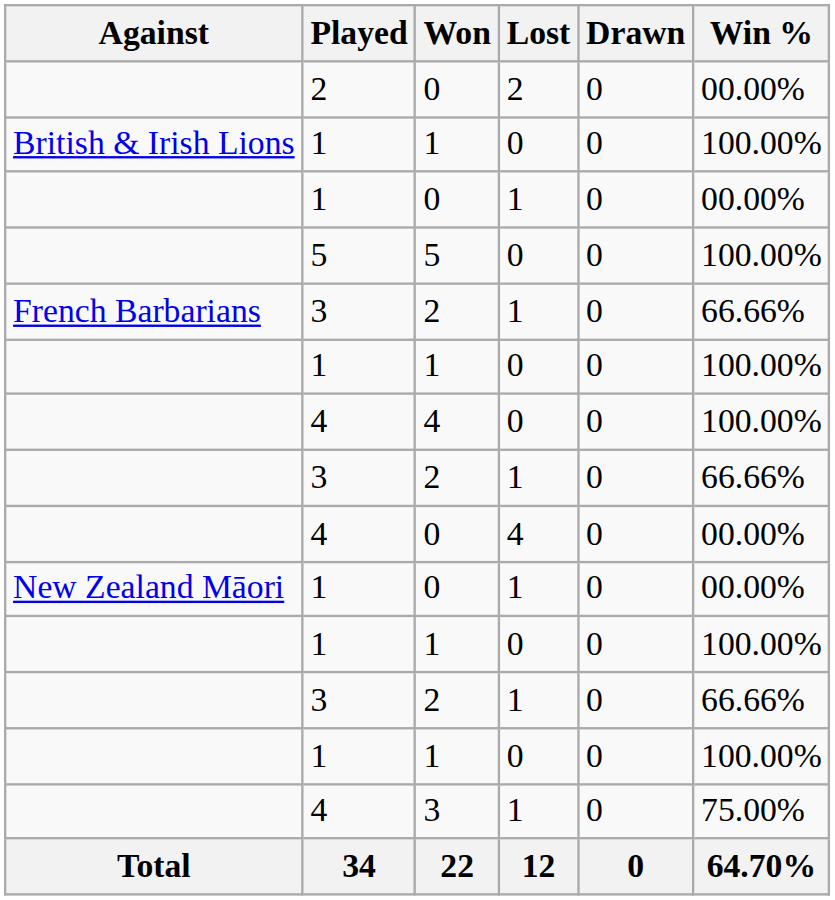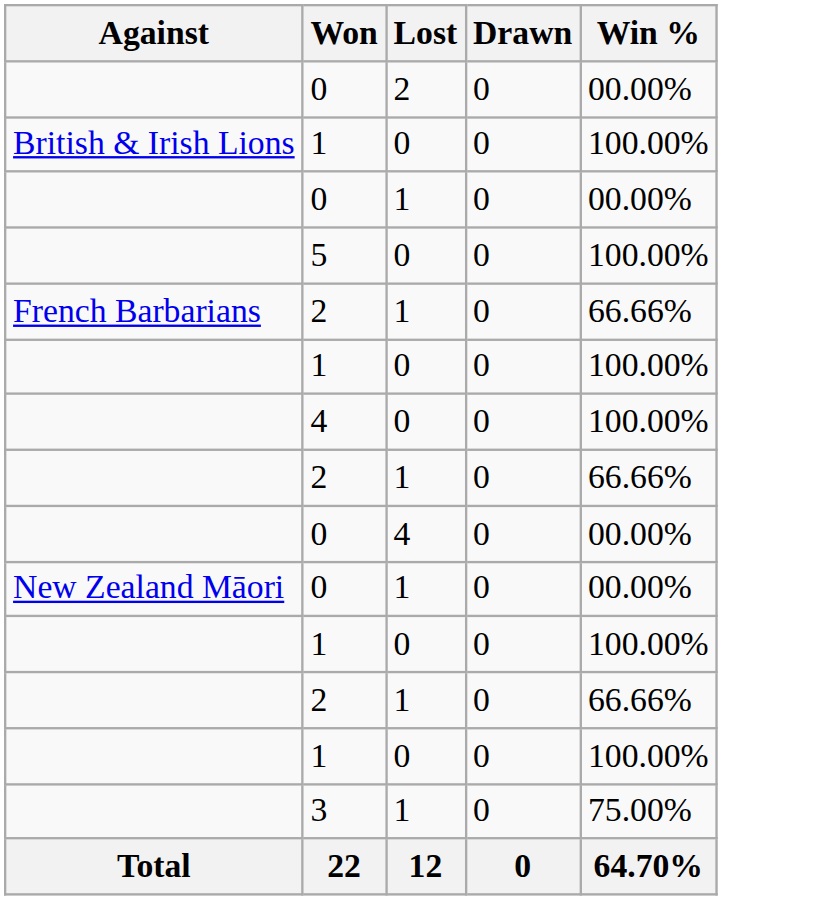- column: (359, 32)
